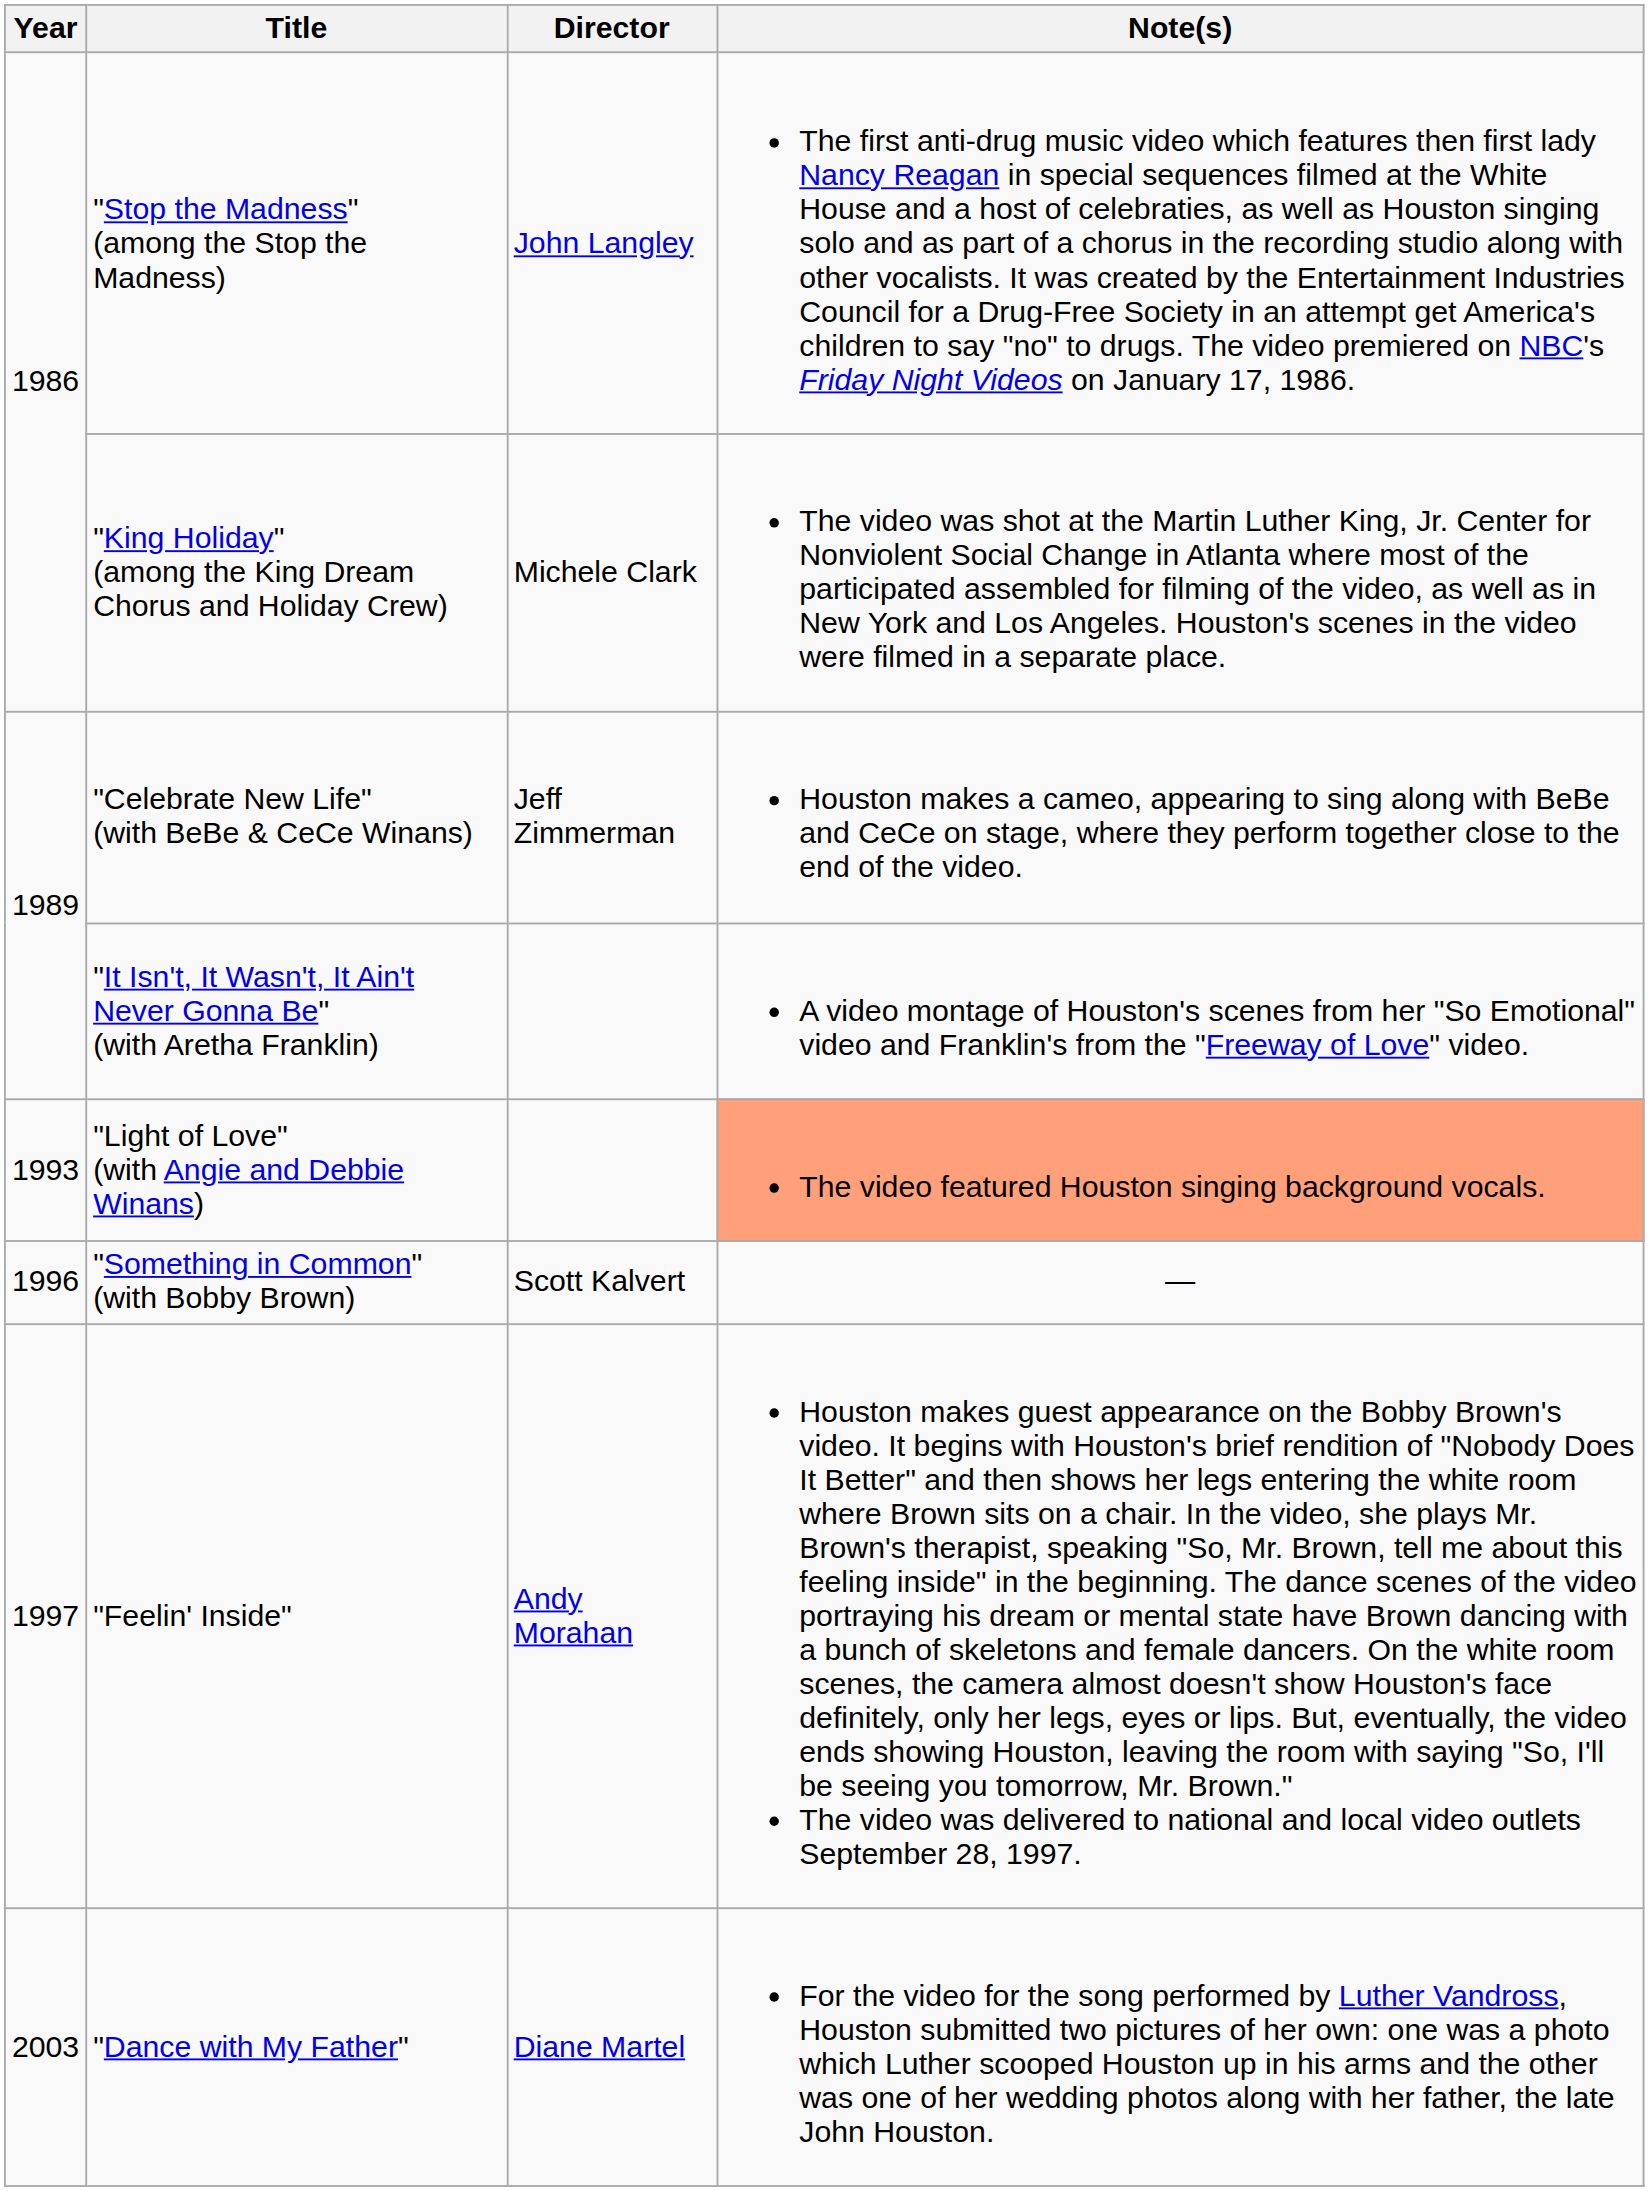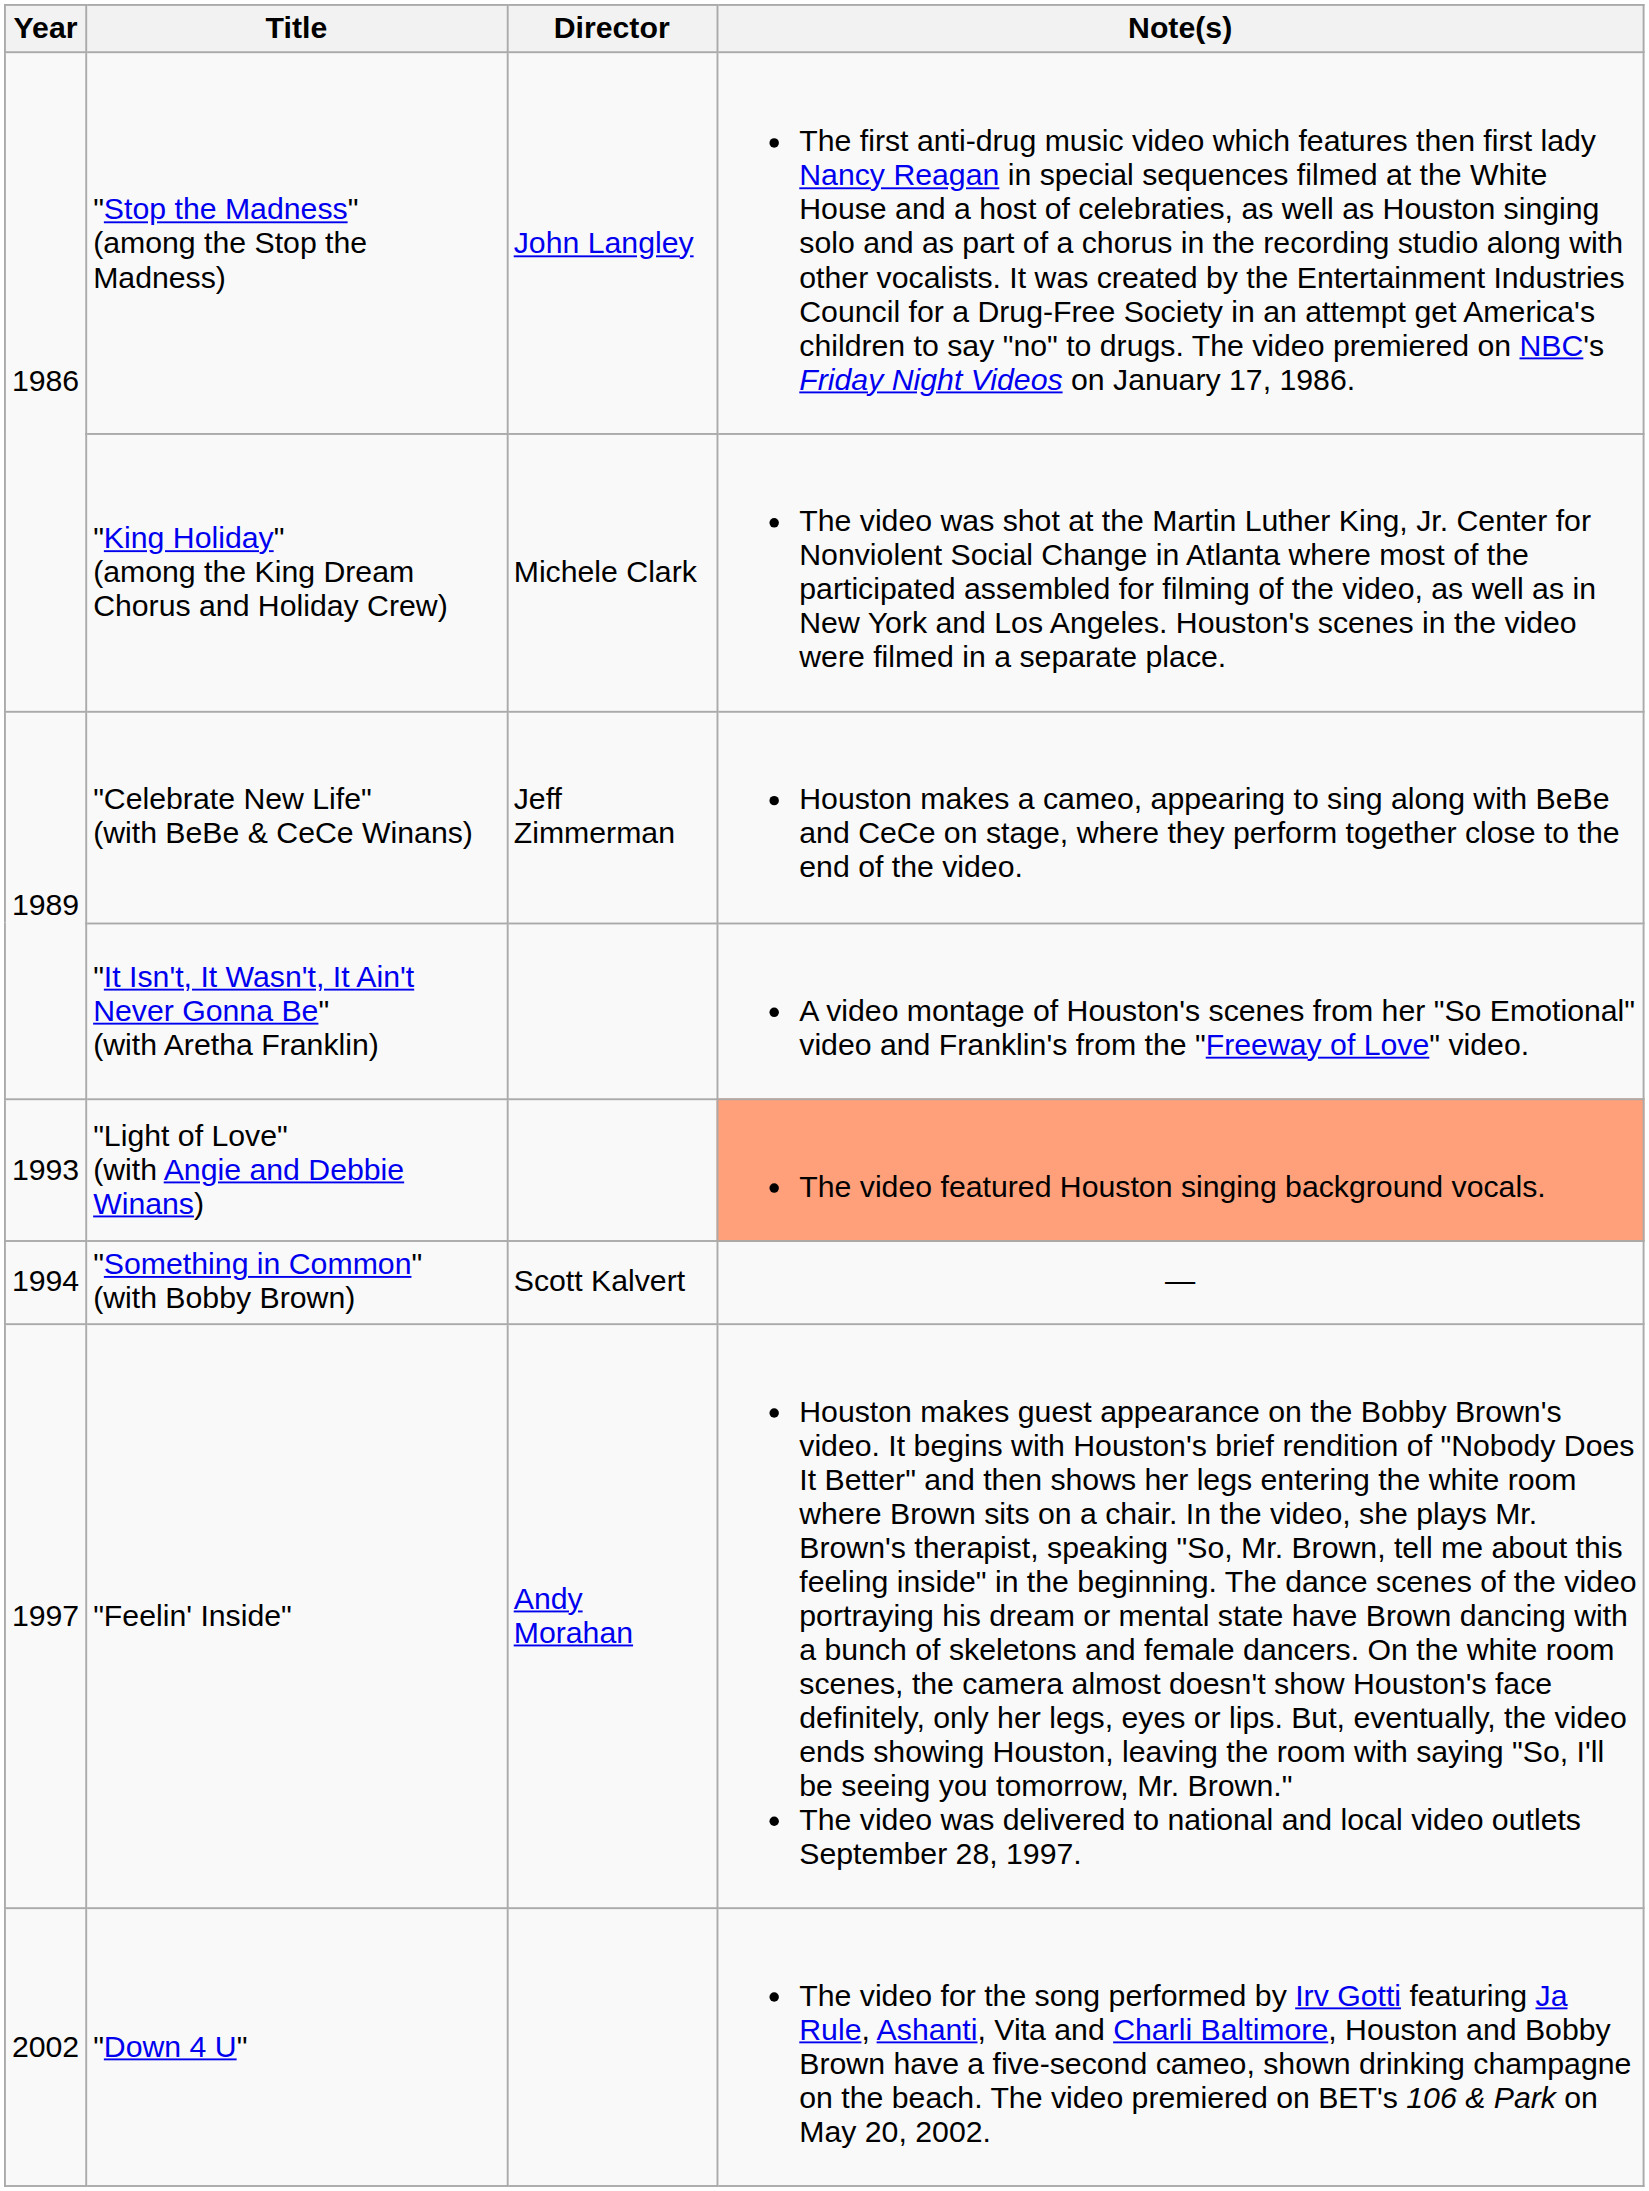(46, 1282) 1996 -> (46, 1282) 1994
+ row: (170, 2046)
- row: (251, 2046)
